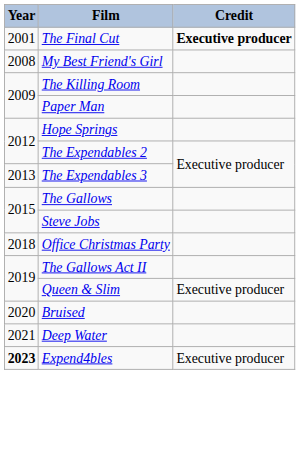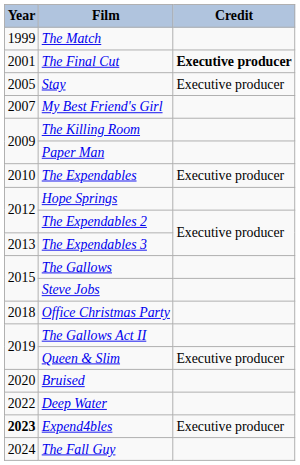+ row: (71, 38)
+ row: (54, 84)
(21, 61) 2008 -> (21, 107) 2007
+ row: (89, 175)
(21, 335) 2021 -> (21, 403) 2022
+ row: (79, 449)
